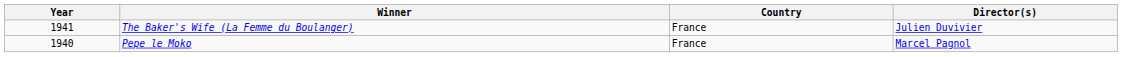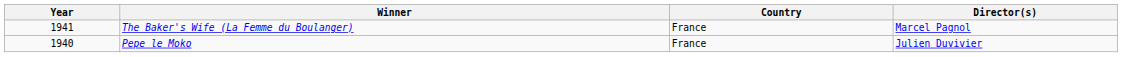(939, 28) Julien Duvivier -> (933, 28) Marcel Pagnol
(933, 44) Marcel Pagnol -> (939, 44) Julien Duvivier
